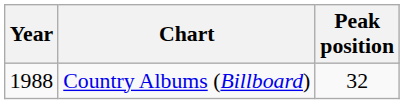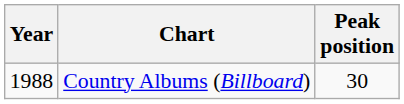(357, 80) 32 -> (357, 80) 30
